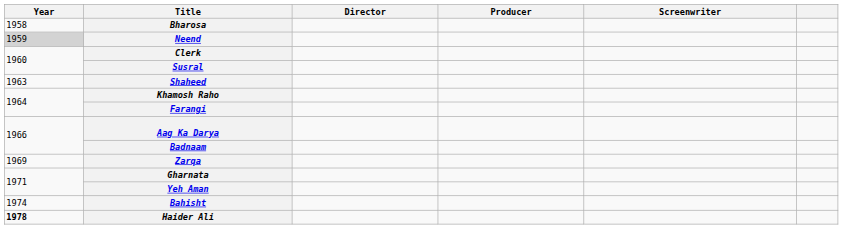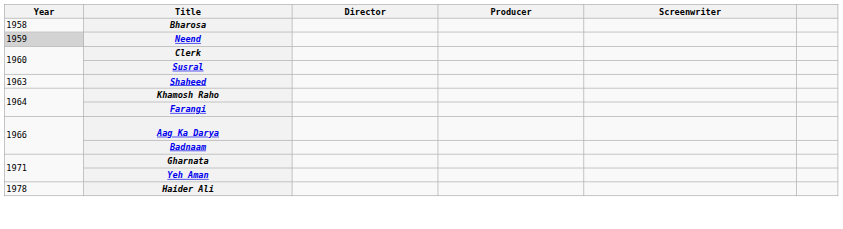- row: (188, 161)
- row: (188, 203)
(17, 217) bold -> (17, 189) normal
